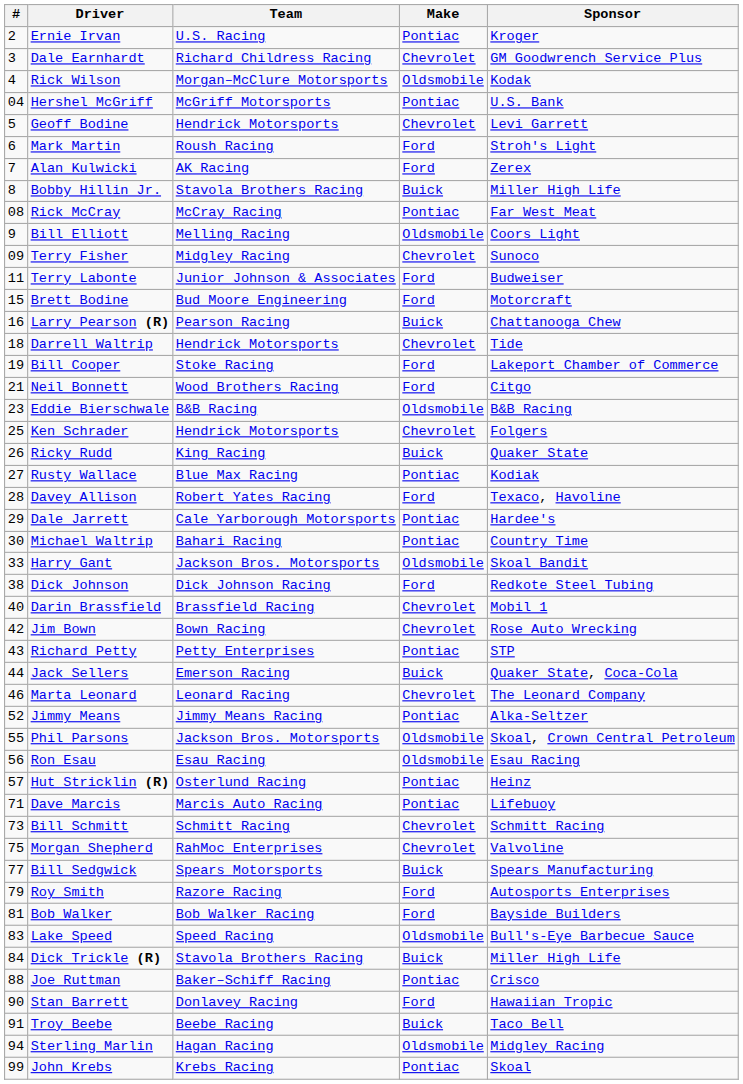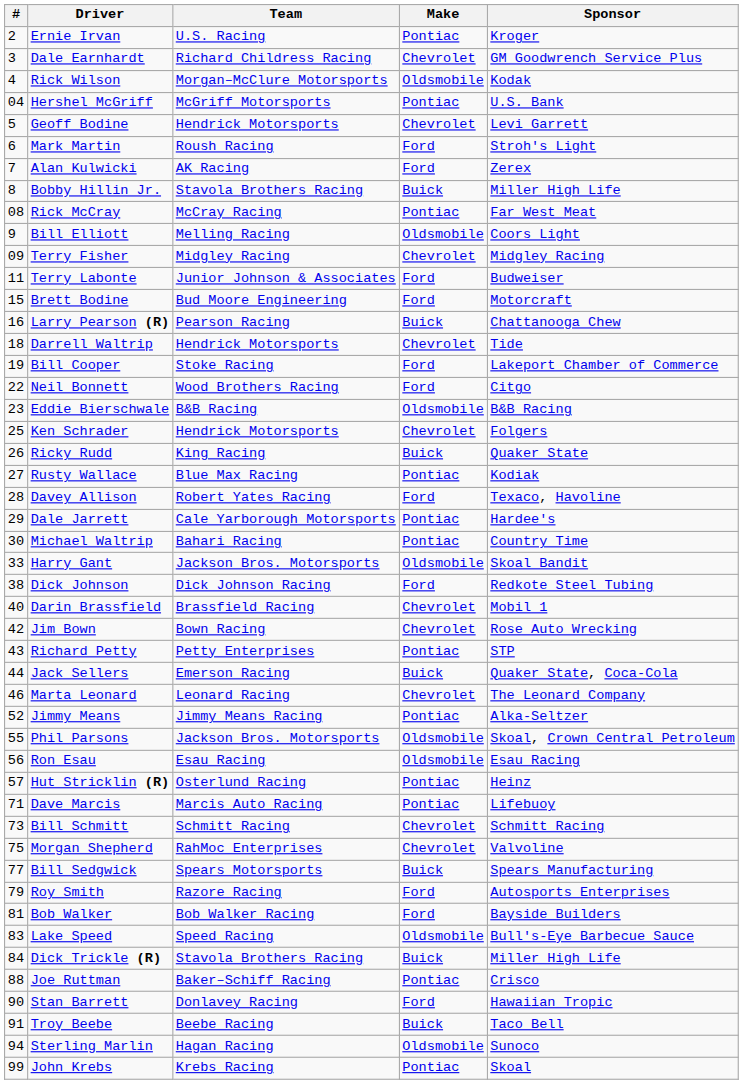(515, 257) Sunoco -> (547, 257) Midgley Racing
(16, 389) 21 -> (16, 389) 22
(547, 1047) Midgley Racing -> (515, 1047) Sunoco
